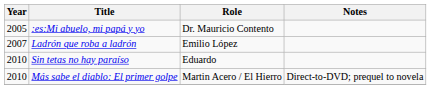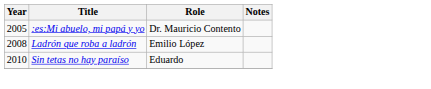(17, 44) 2007 -> (17, 44) 2008
- row: (105, 76)
